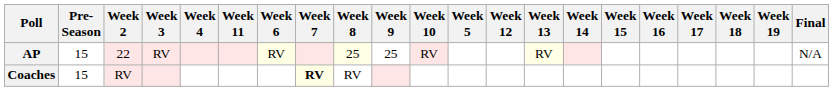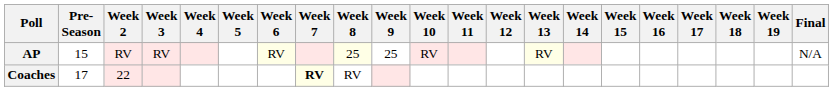columns swapped: (467, 23) <-> (238, 23)
(123, 53) 22 -> (123, 53) RV
(81, 75) 15 -> (81, 75) 17
(123, 75) RV -> (123, 75) 22
